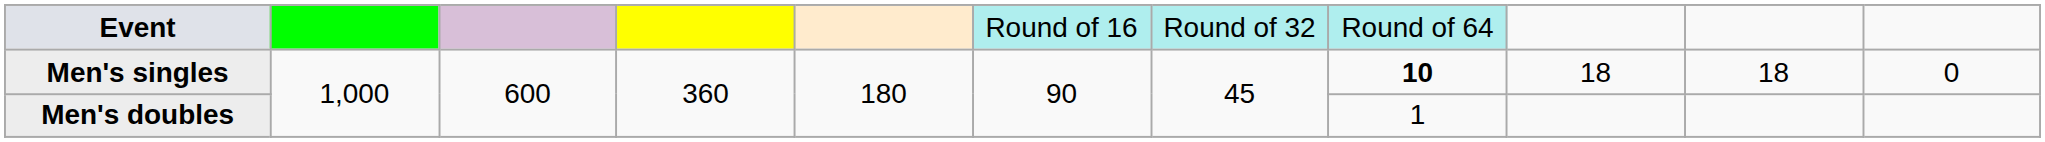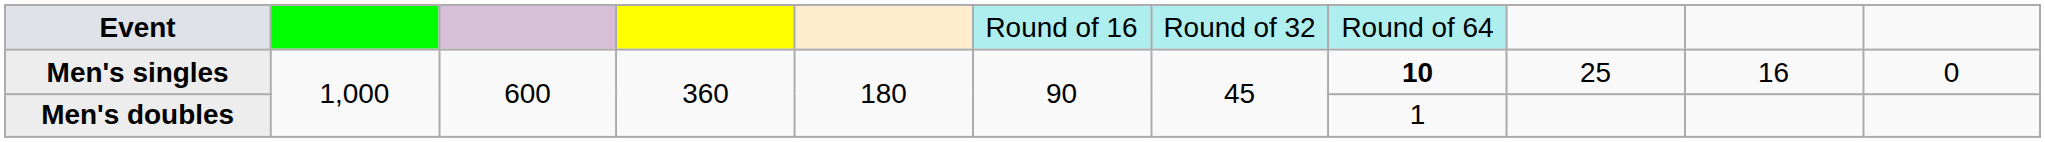(1596, 72) 18 -> (1596, 72) 25
(1774, 72) 18 -> (1774, 72) 16
